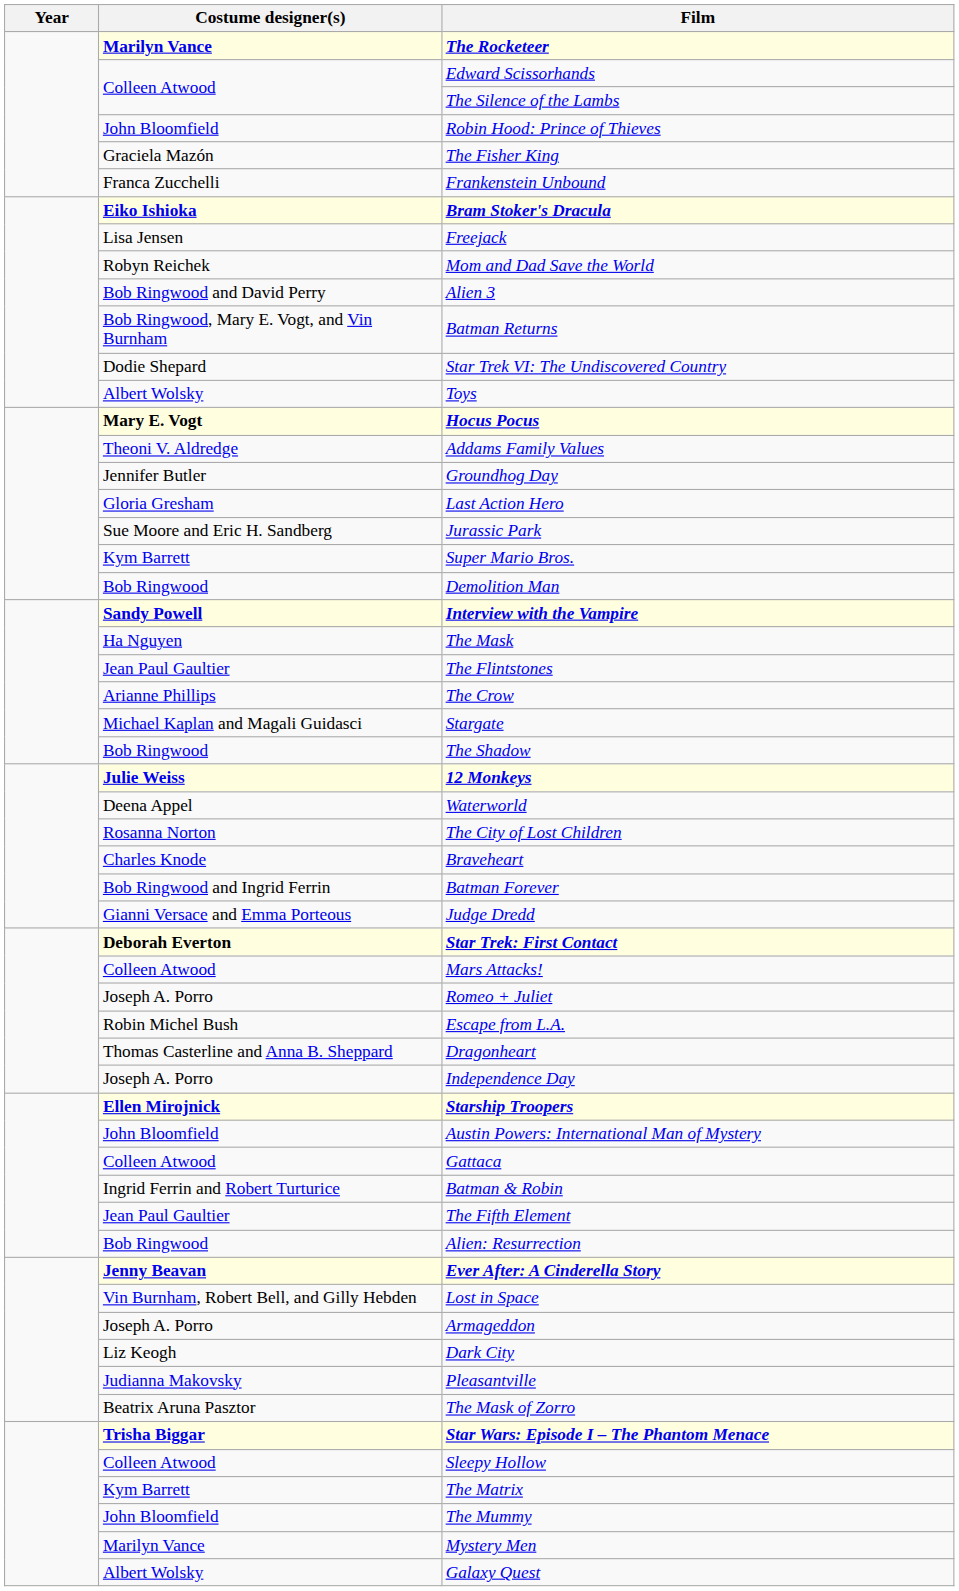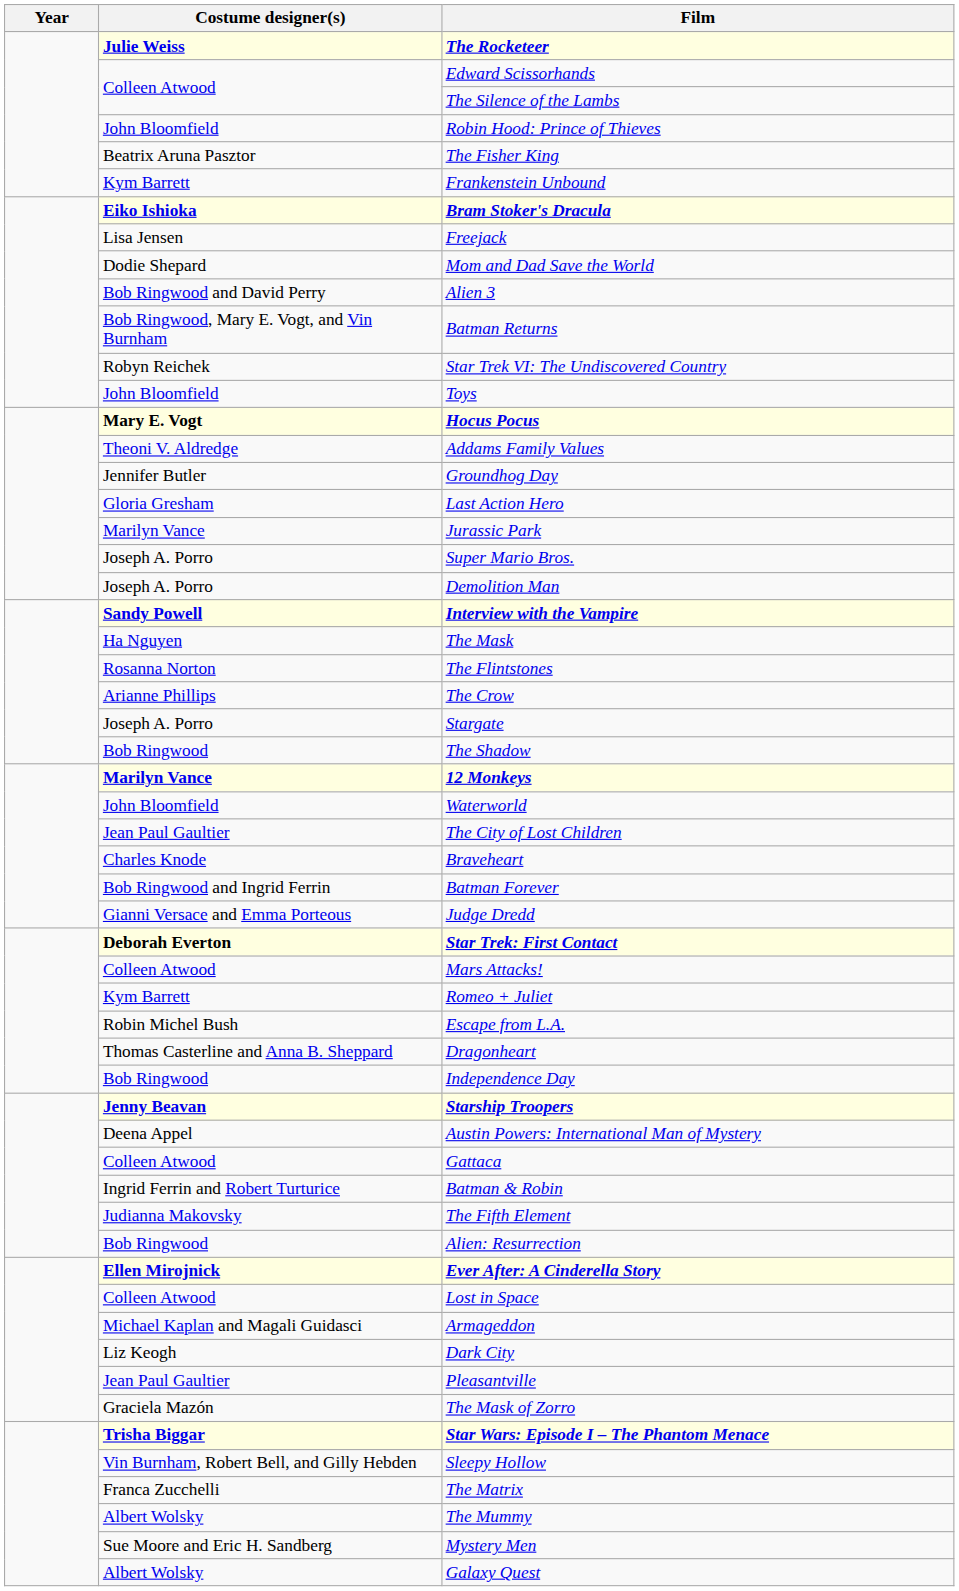(157, 45) Marilyn Vance -> (144, 45) Julie Weiss
(158, 155) Graciela Mazón -> (179, 155) Beatrix Aruna Pasztor
(161, 182) Franca Zucchelli -> (146, 182) Kym Barrett
(156, 264) Robyn Reichek -> (154, 264) Dodie Shepard
(154, 366) Dodie Shepard -> (156, 366) Robyn Reichek
(153, 393) Albert Wolsky -> (161, 393) John Bloomfield
(217, 530) Sue Moore and Eric H. Sandberg -> (154, 530) Marilyn Vance
(146, 558) Kym Barrett -> (158, 558) Joseph A. Porro
(155, 585) Bob Ringwood -> (158, 585) Joseph A. Porro
(166, 667) Jean Paul Gaultier -> (159, 667) Rosanna Norton
(232, 722) Michael Kaplan and Magali Guidasci -> (158, 722) Joseph A. Porro
(144, 777) Julie Weiss -> (157, 777) Marilyn Vance
(148, 804) Deena Appel -> (161, 804) John Bloomfield
(159, 832) Rosanna Norton -> (166, 832) Jean Paul Gaultier
(158, 996) Joseph A. Porro -> (146, 996) Kym Barrett
(158, 1079) Joseph A. Porro -> (155, 1079) Bob Ringwood
(162, 1106) Ellen Mirojnick -> (154, 1106) Jenny Beavan
(161, 1133) John Bloomfield -> (148, 1133) Deena Appel
(166, 1216) Jean Paul Gaultier -> (172, 1216) Judianna Makovsky
(154, 1270) Jenny Beavan -> (162, 1270) Ellen Mirojnick
(260, 1298) Vin Burnham, Robert Bell, and Gilly Hebden -> (159, 1298) Colleen Atwood
(158, 1325) Joseph A. Porro -> (232, 1325) Michael Kaplan and Magali Guidasci
(172, 1380) Judianna Makovsky -> (166, 1380) Jean Paul Gaultier
(179, 1407) Beatrix Aruna Pasztor -> (158, 1407) Graciela Mazón
(159, 1462) Colleen Atwood -> (260, 1462) Vin Burnham, Robert Bell, and Gilly Hebden
(146, 1490) Kym Barrett -> (161, 1490) Franca Zucchelli
(161, 1517) John Bloomfield -> (153, 1517) Albert Wolsky
(154, 1544) Marilyn Vance -> (217, 1544) Sue Moore and Eric H. Sandberg
